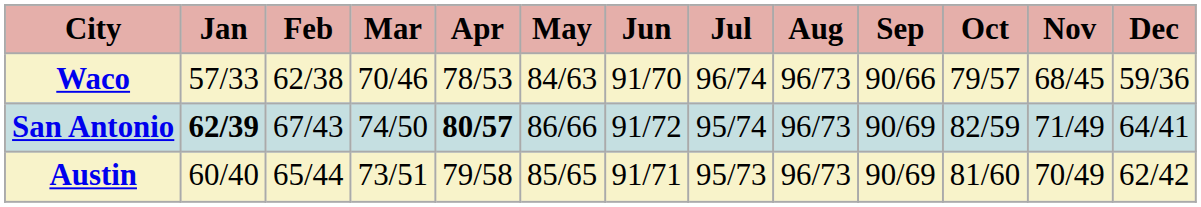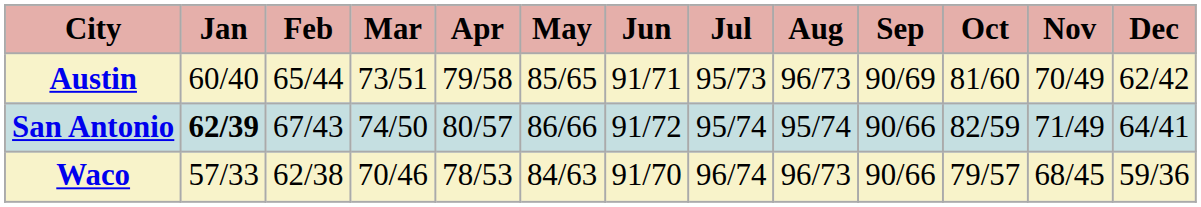rows swapped: (93, 175) <-> (93, 77)
(477, 126) bold -> (477, 126) normal
(816, 126) 96/73 -> (816, 126) 95/74
(900, 126) 90/69 -> (900, 126) 90/66
